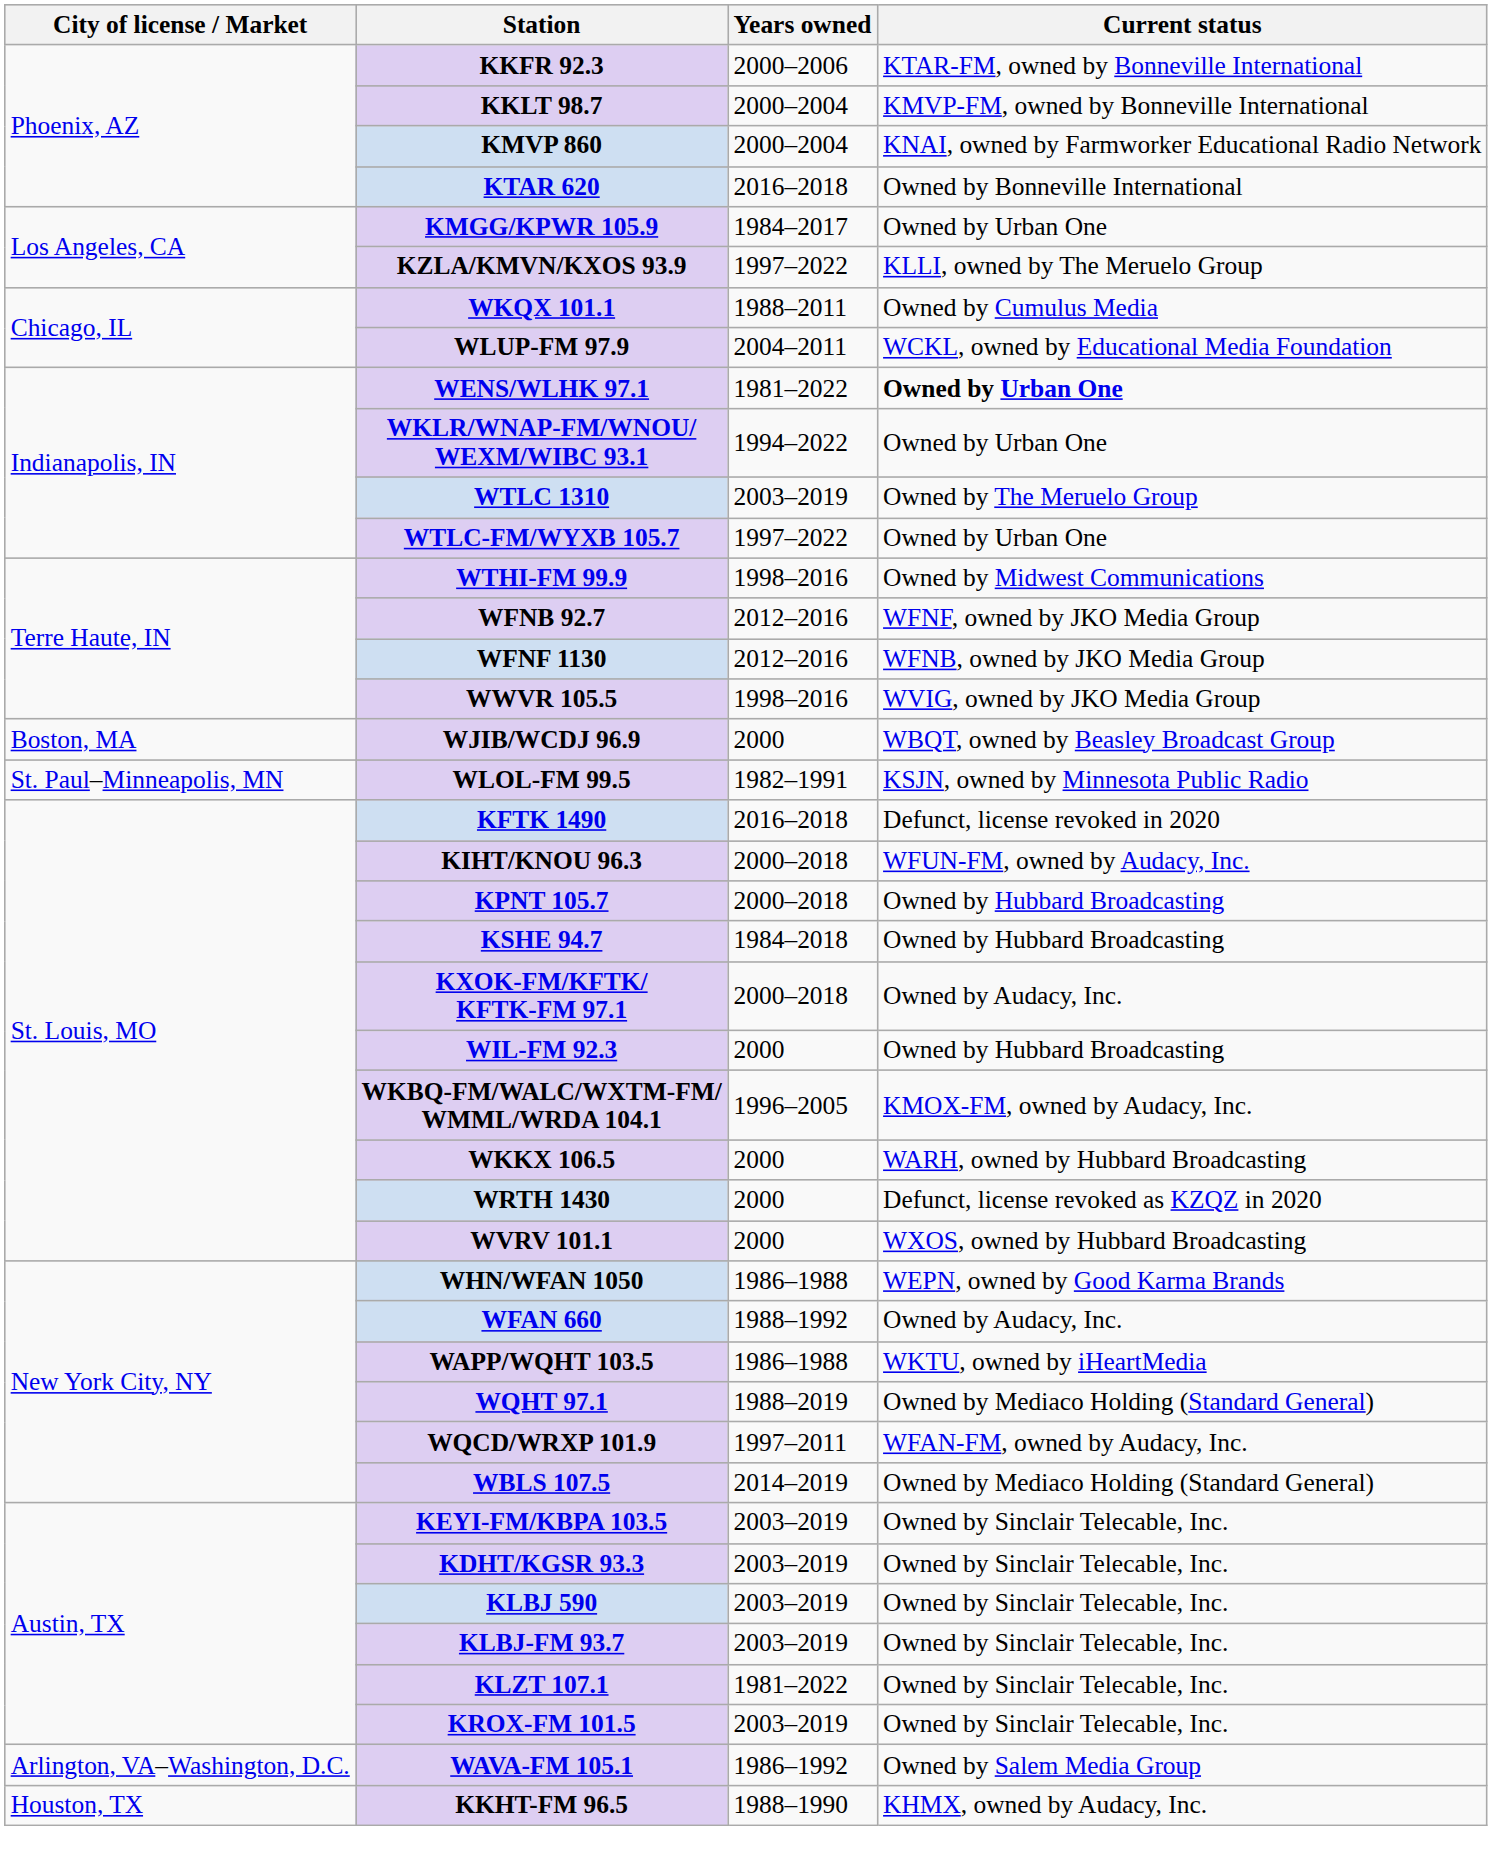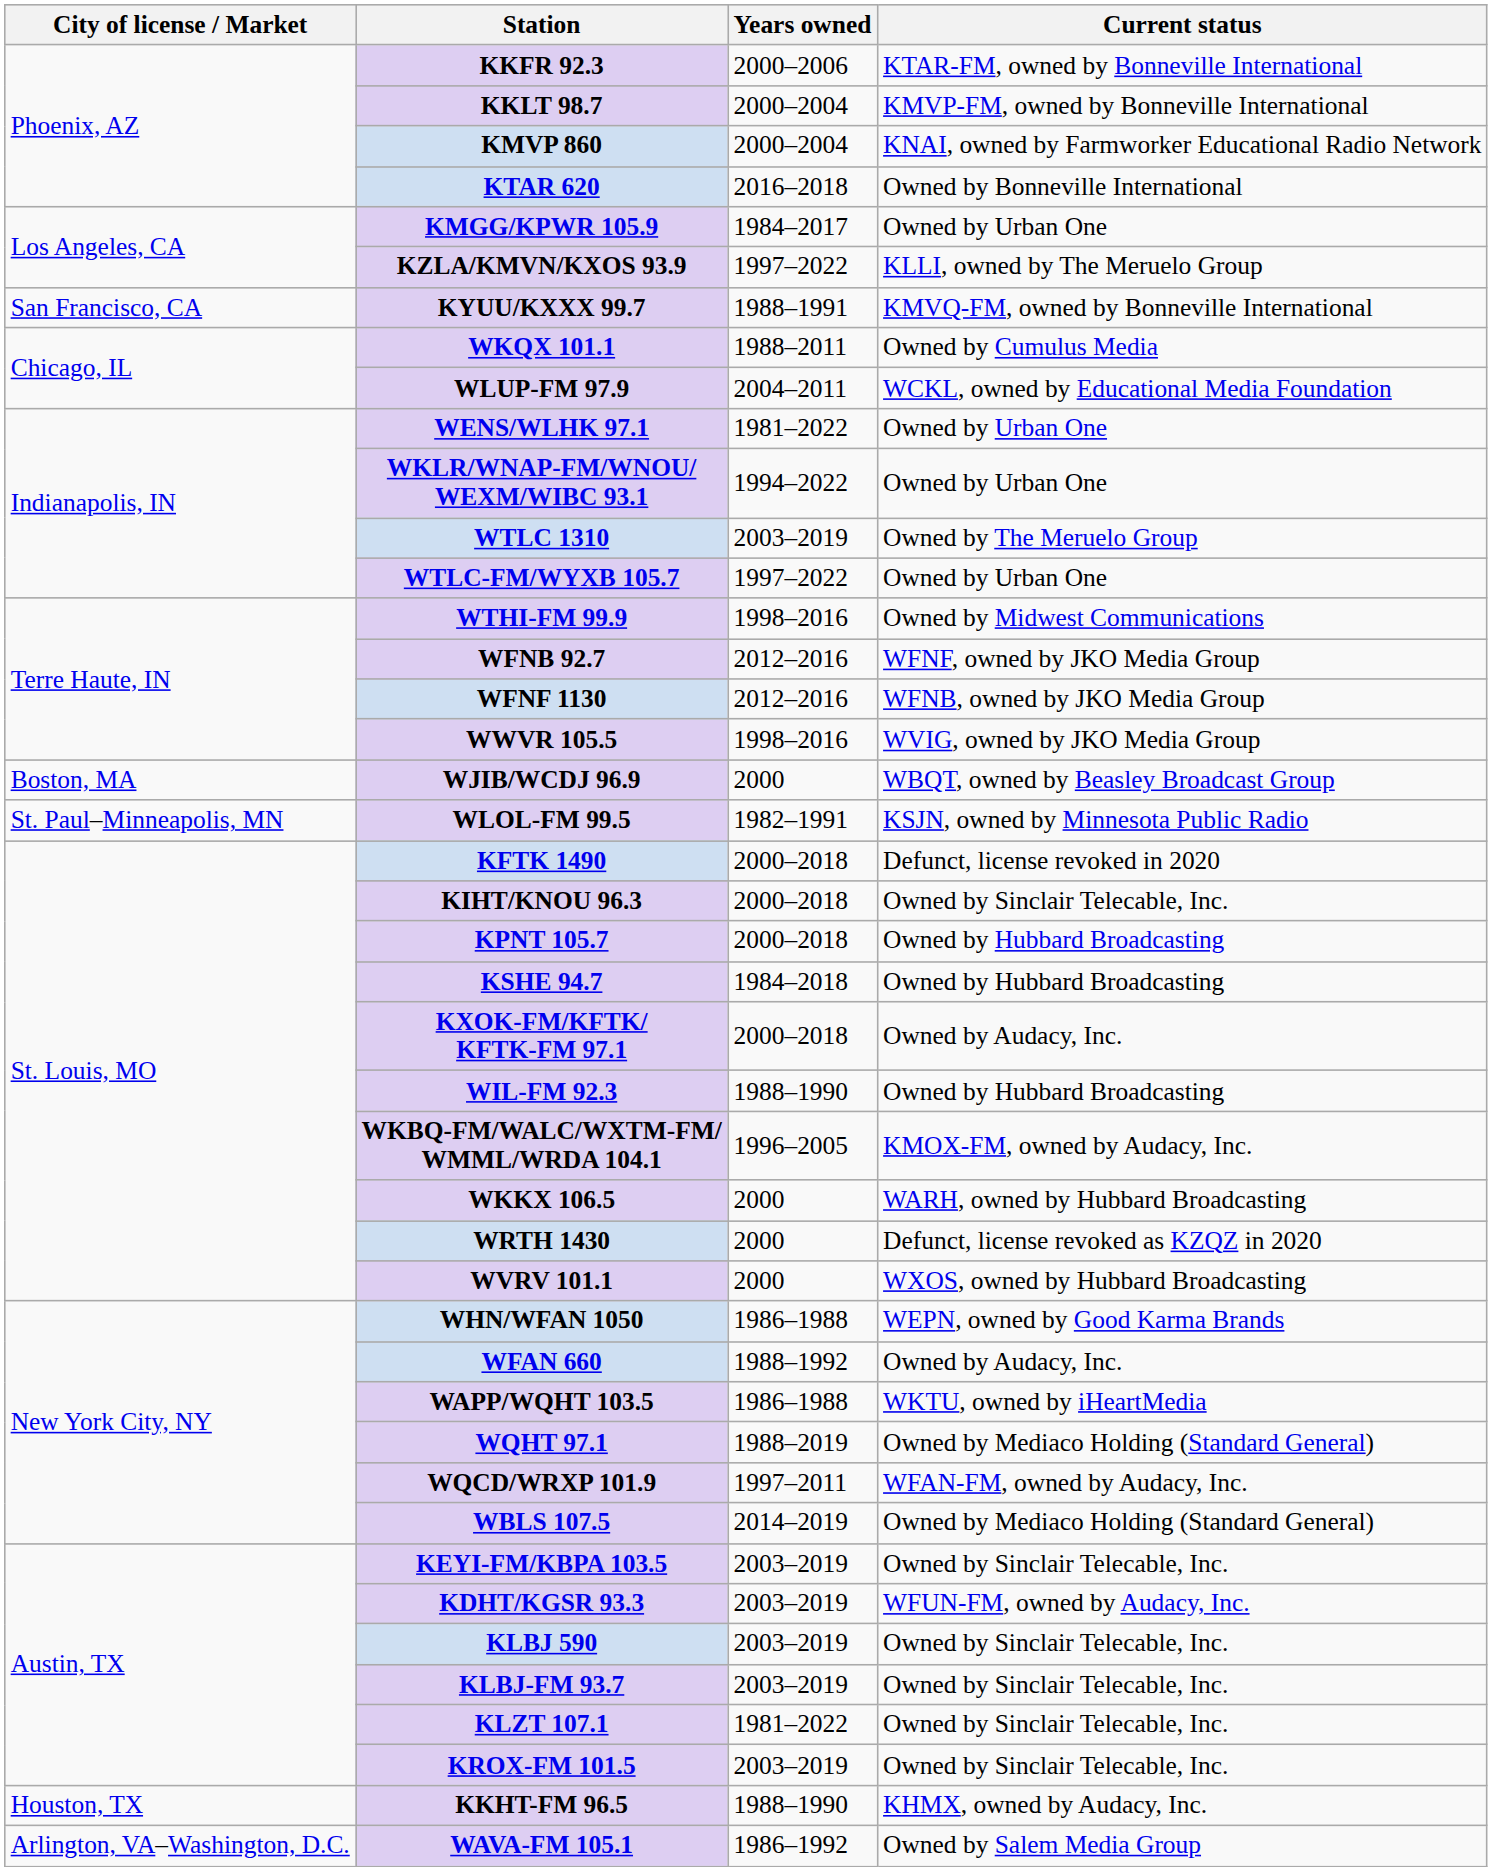+ row: (542, 307)
(1003, 387) bold -> (995, 428) normal
(791, 819) 2016–2018 -> (791, 860) 2000–2018
(1066, 860) WFUN-FM, owned by Audacy, Inc. -> (1056, 900) Owned by Sinclair Telecable, Inc.
(759, 1050) 2000 -> (791, 1090) 1988–1990
(1056, 1562) Owned by Sinclair Telecable, Inc. -> (1066, 1603) WFUN-FM, owned by Audacy, Inc.
rows swapped: (542, 1805) <-> (542, 1764)
